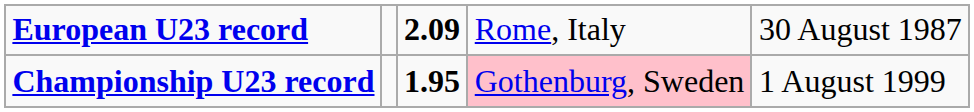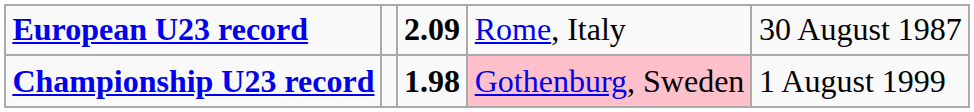(432, 80) 1.95 -> (432, 80) 1.98
